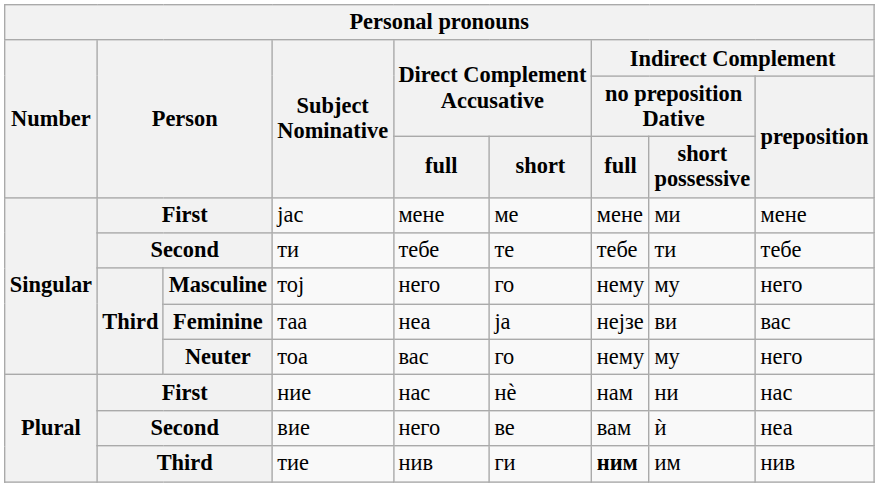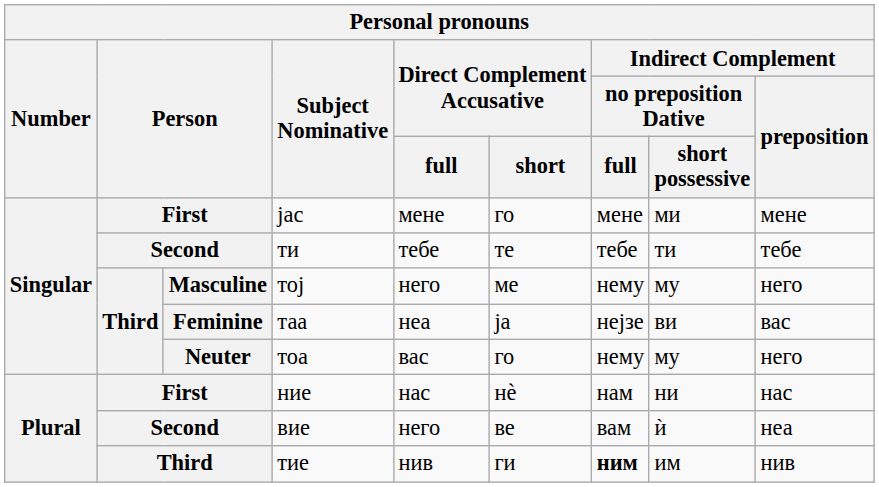(506, 214) ме -> (504, 214) го
(504, 285) го -> (506, 285) ме
